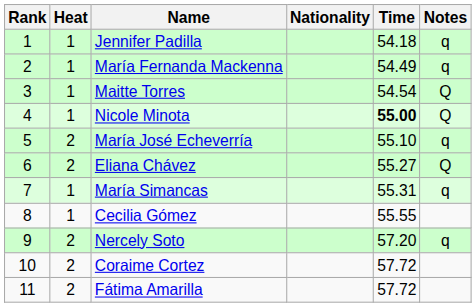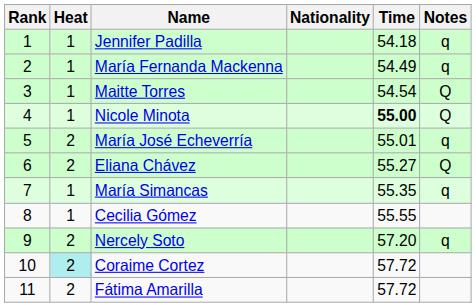(397, 141) 55.10 -> (397, 141) 55.01
(397, 191) 55.31 -> (397, 191) 55.35
(71, 265) no background -> (71, 265) paleturquoise background
